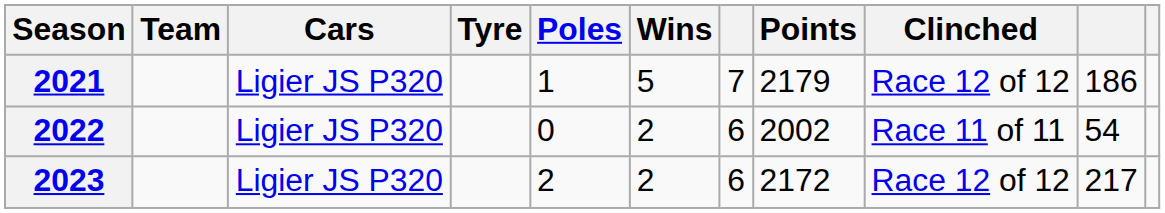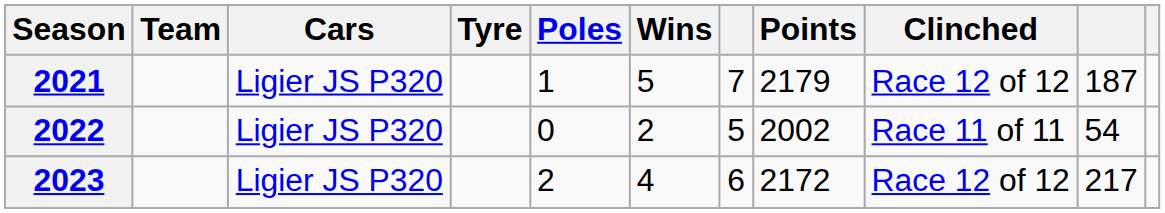(1111, 80) 186 -> (1111, 80) 187
(736, 130) 6 -> (736, 130) 5
(646, 181) 2 -> (646, 181) 4
